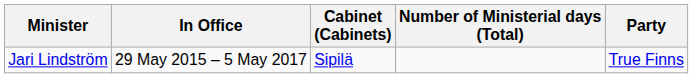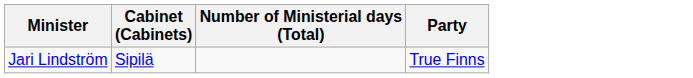- column: (211, 25)
